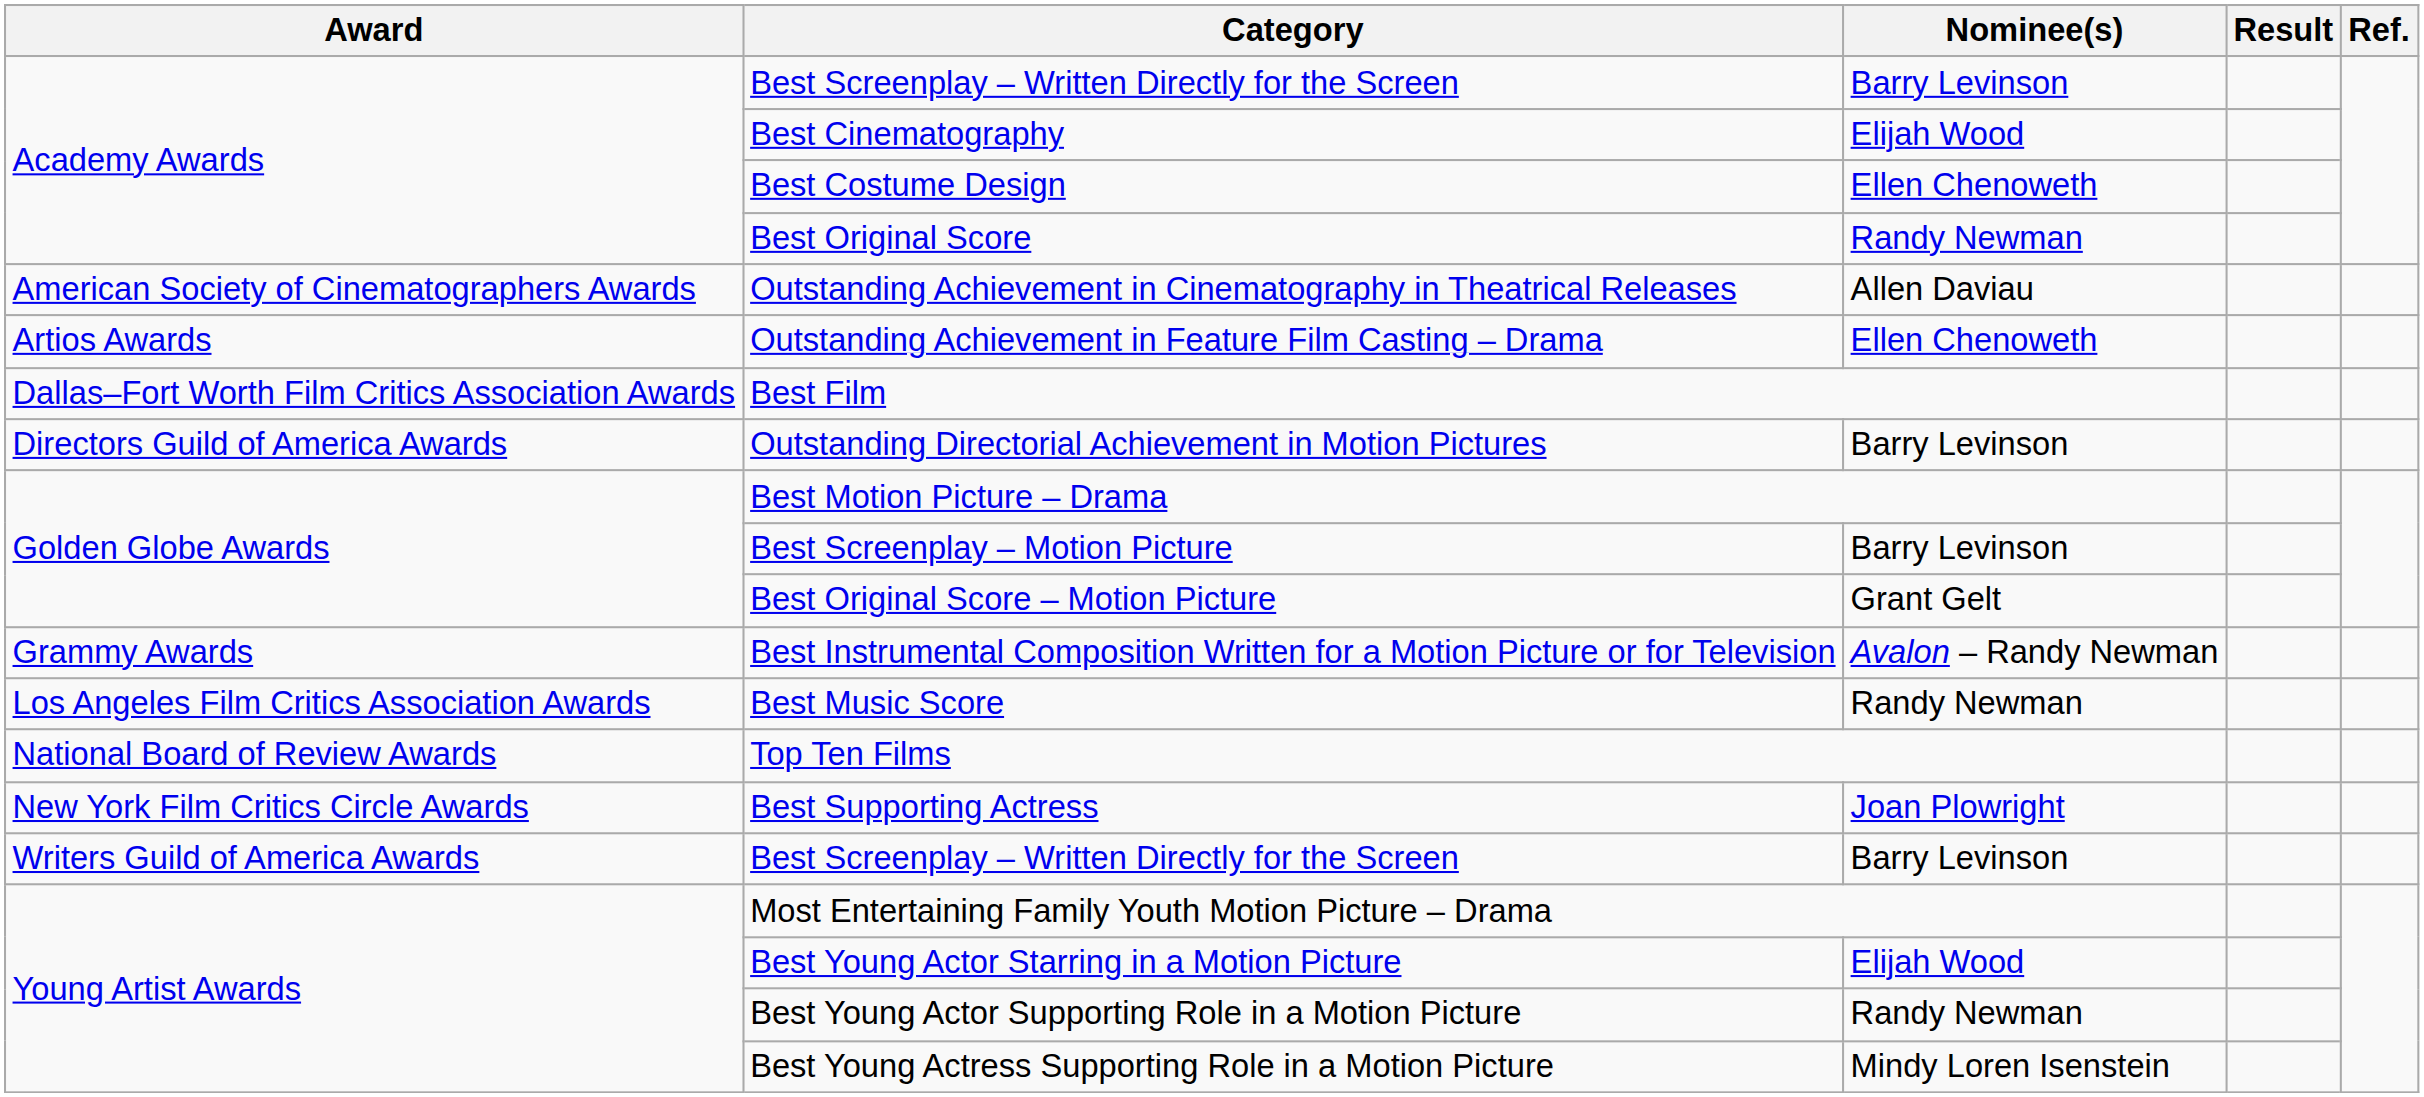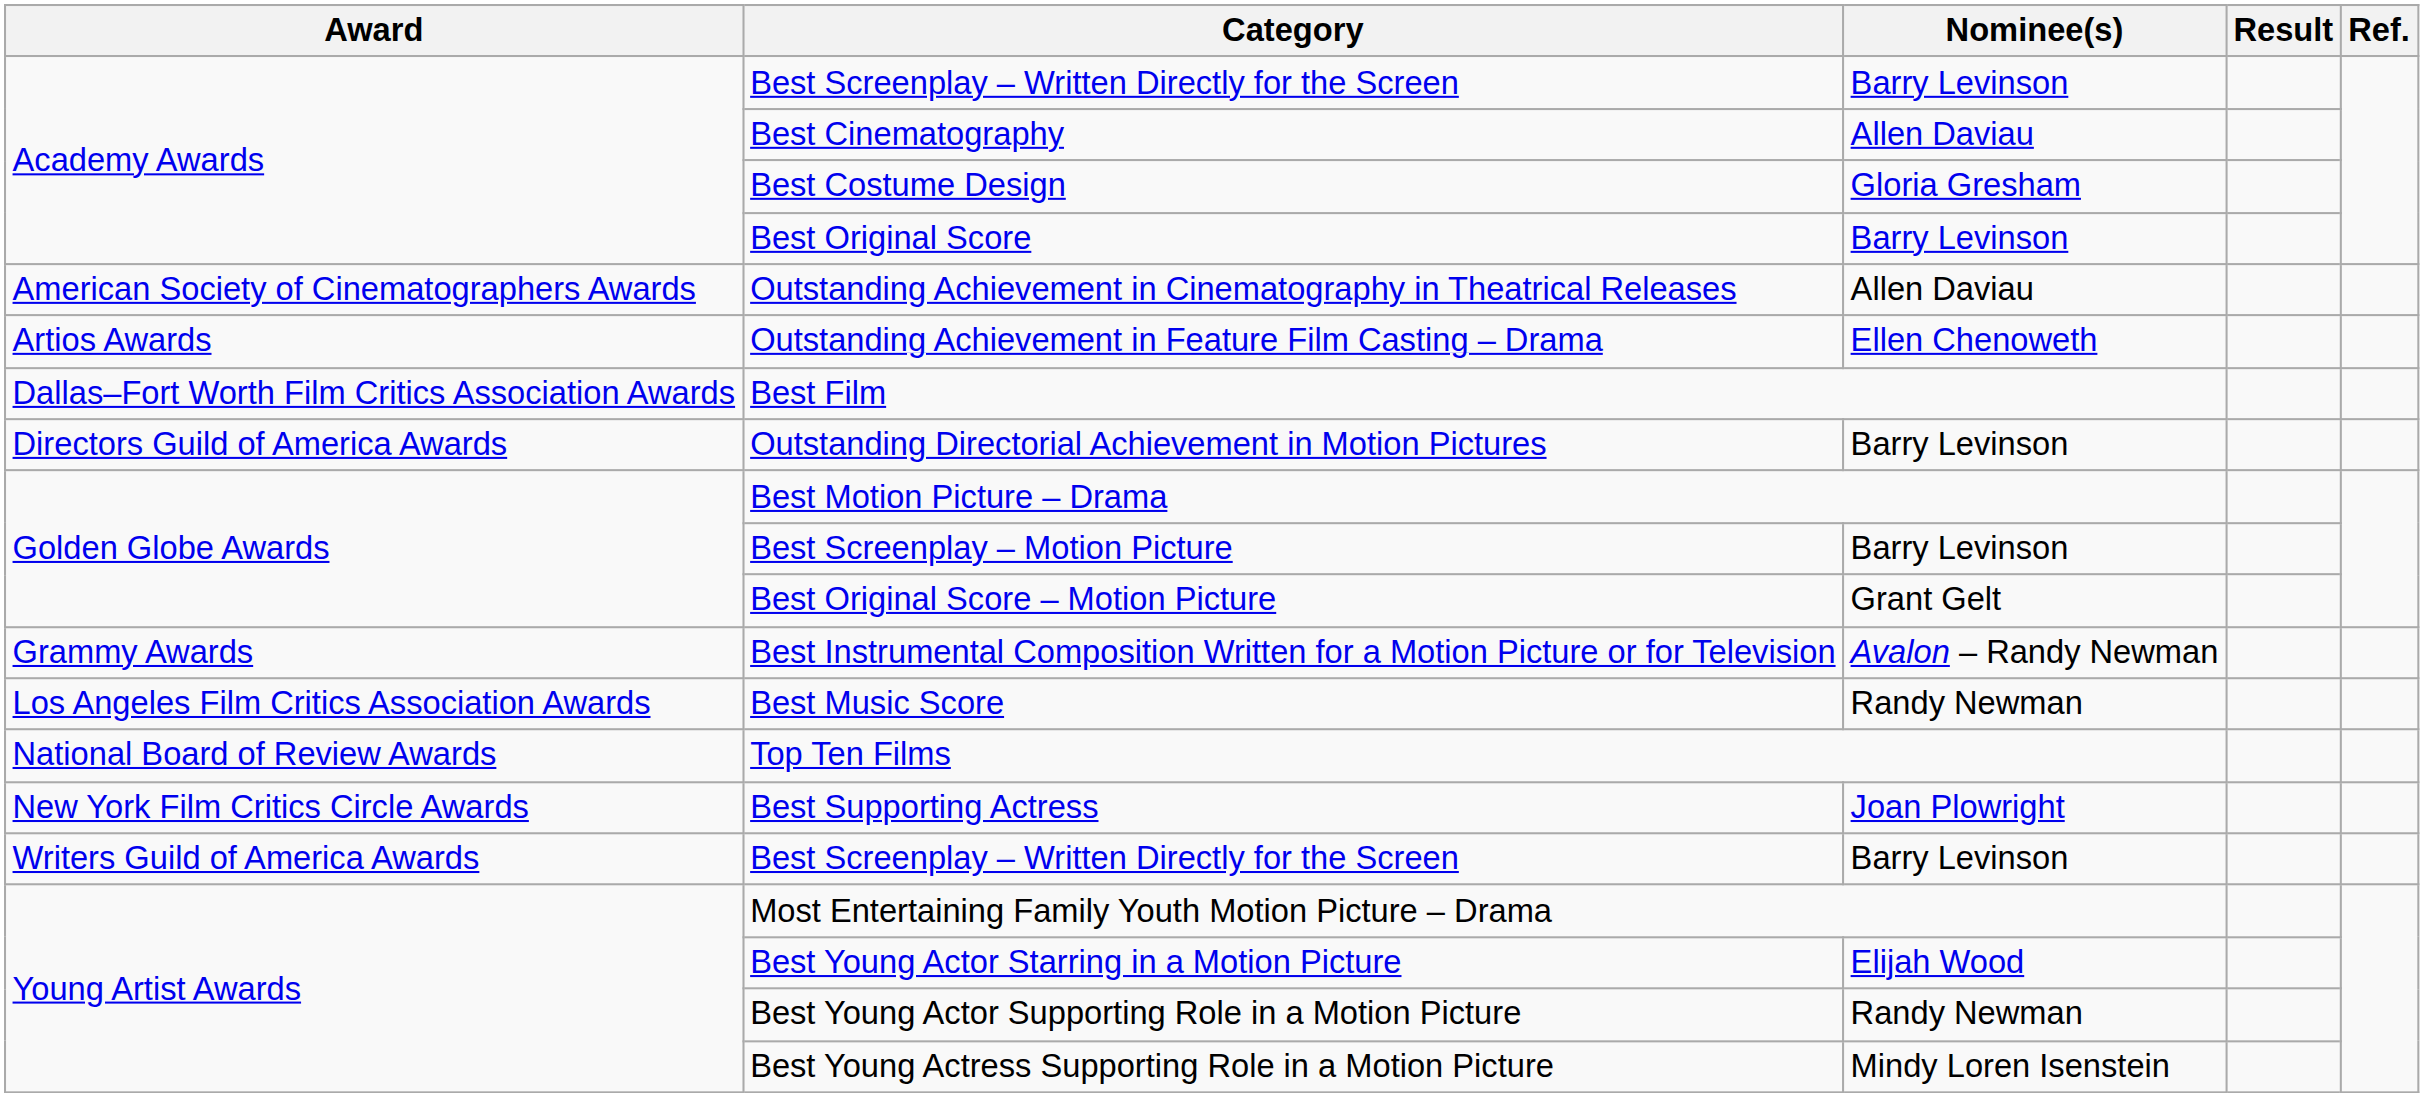(1937, 133) Elijah Wood -> (1942, 133) Allen Daviau
(1974, 185) Ellen Chenoweth -> (1966, 185) Gloria Gresham
(1967, 237) Randy Newman -> (1959, 237) Barry Levinson
